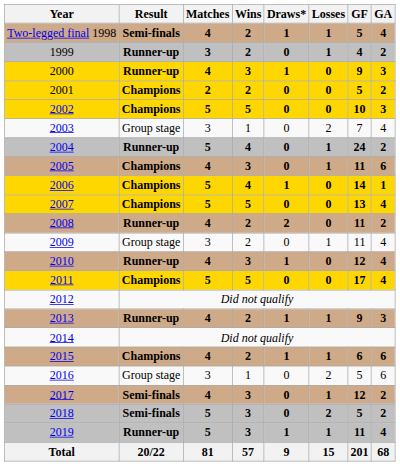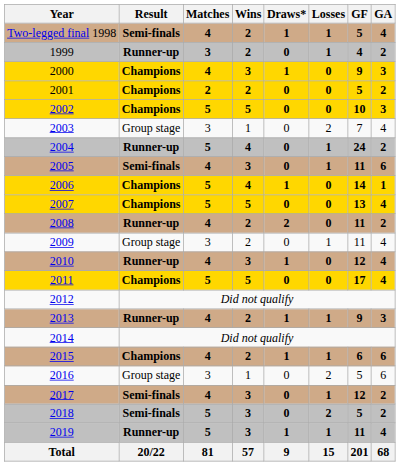(151, 71) Runner-up -> (151, 71) Champions
(151, 166) Champions -> (151, 166) Semi-finals
